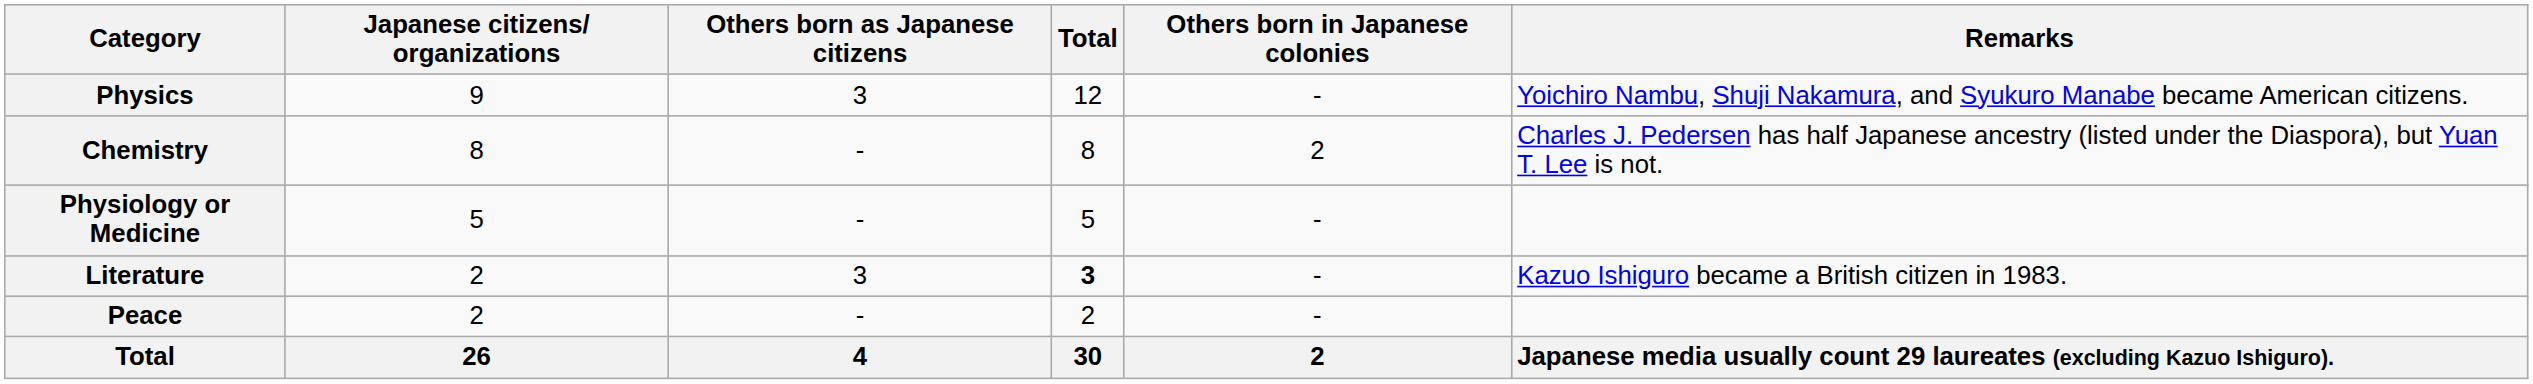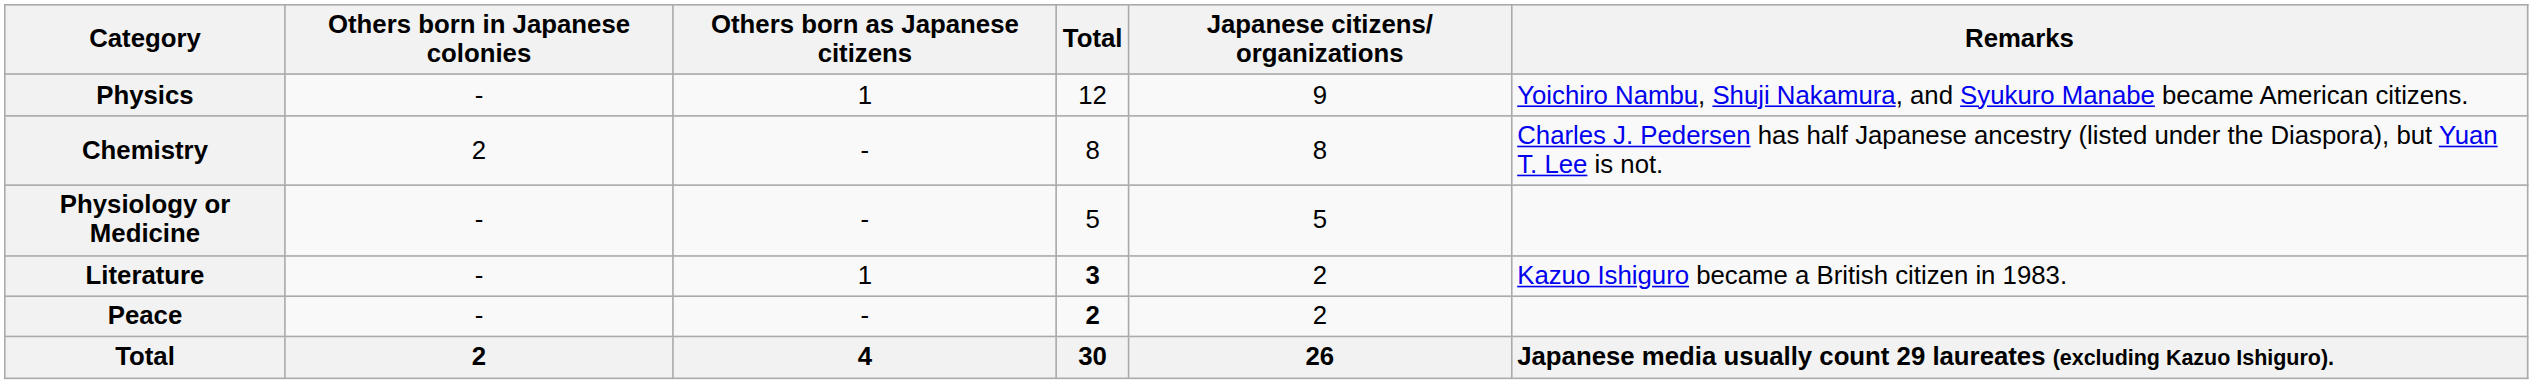columns swapped: (477, 39) <-> (1317, 39)
(860, 94) 3 -> (865, 94) 1
(860, 275) 3 -> (865, 275) 1
(1088, 316) normal -> (1093, 316) bold
